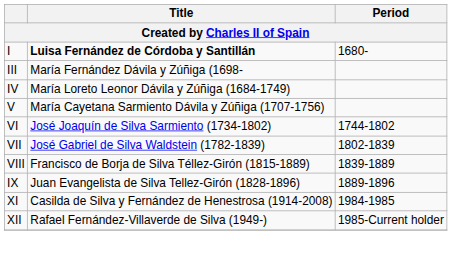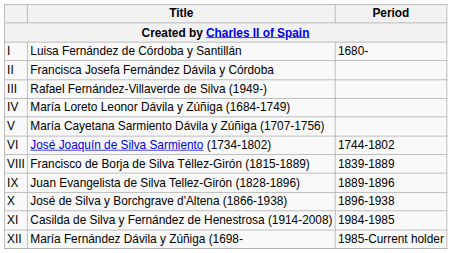(143, 51) bold -> (136, 51) normal
+ row: (10, 70)
(137, 70) María Fernández Dávila y Zúñiga (1698- -> (149, 88) Rafael Fernández-Villaverde de Silva (1949-)
- row: (14, 145)
+ row: (11, 201)
(149, 220) Rafael Fernández-Villaverde de Silva (1949-) -> (137, 239) María Fernández Dávila y Zúñiga (1698-
